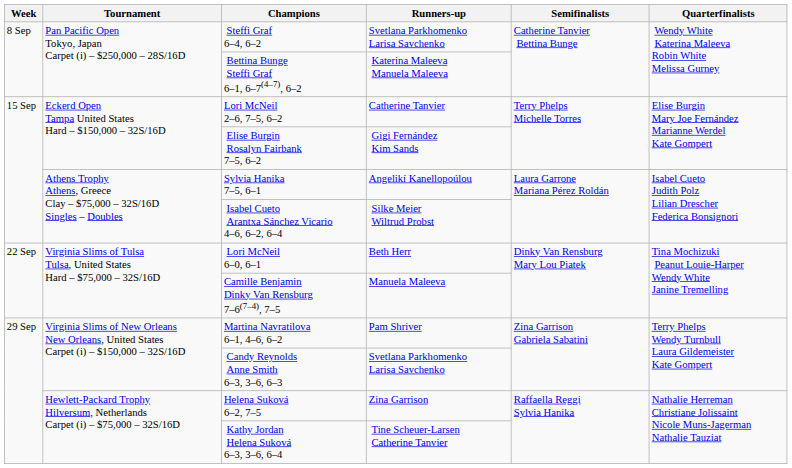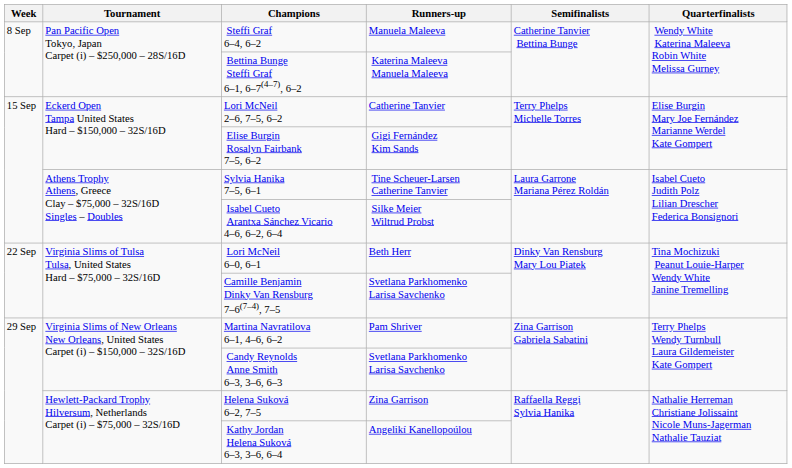(418, 37) Svetlana Parkhomenko Larisa Savchenko -> (407, 31) Manuela Maleeva
(420, 178) Angelikí Kanellopoúlou -> (414, 185) Tine Scheuer-Larsen Catherine Tanvier
(407, 281) Manuela Maleeva -> (418, 288) Svetlana Parkhomenko Larisa Savchenko
(414, 436) Tine Scheuer-Larsen Catherine Tanvier -> (420, 429) Angelikí Kanellopoúlou
